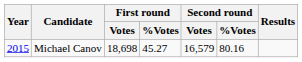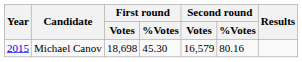(155, 48) 45.27 -> (155, 48) 45.30
